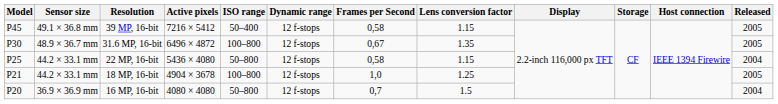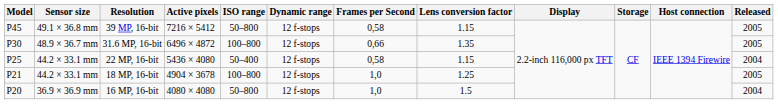(244, 28) 50–400 -> (244, 28) 50–800
(376, 44) 0,67 -> (376, 44) 0,66
(244, 59) 50–800 -> (244, 59) 50–400
(376, 91) 0,7 -> (376, 91) 1,0
